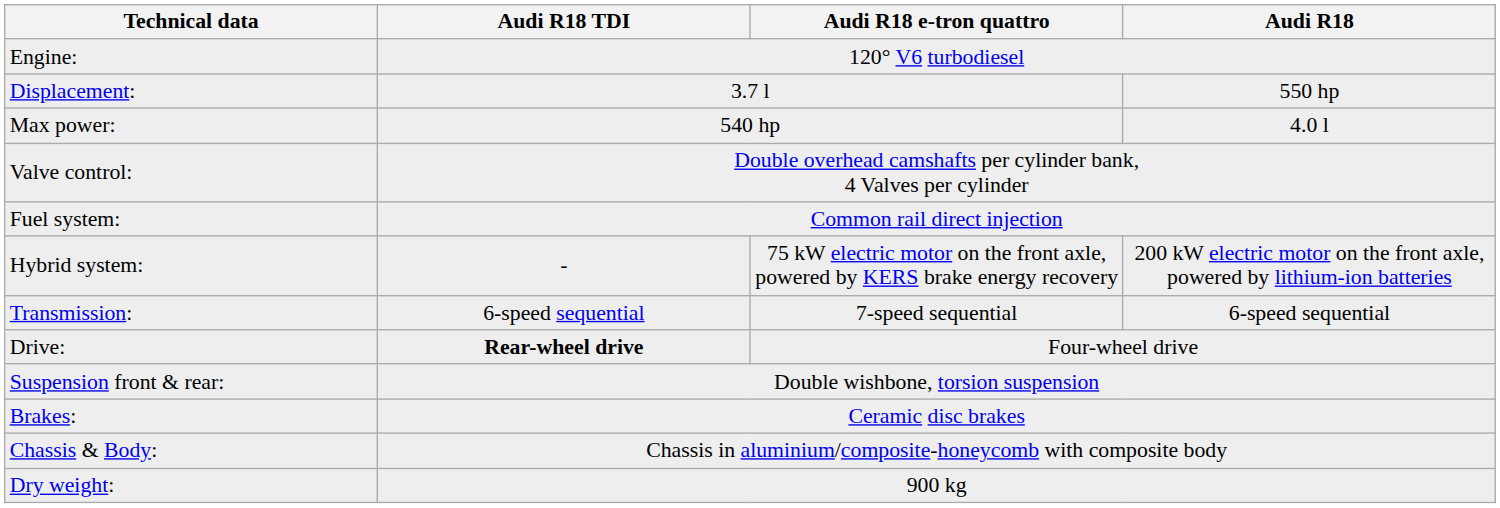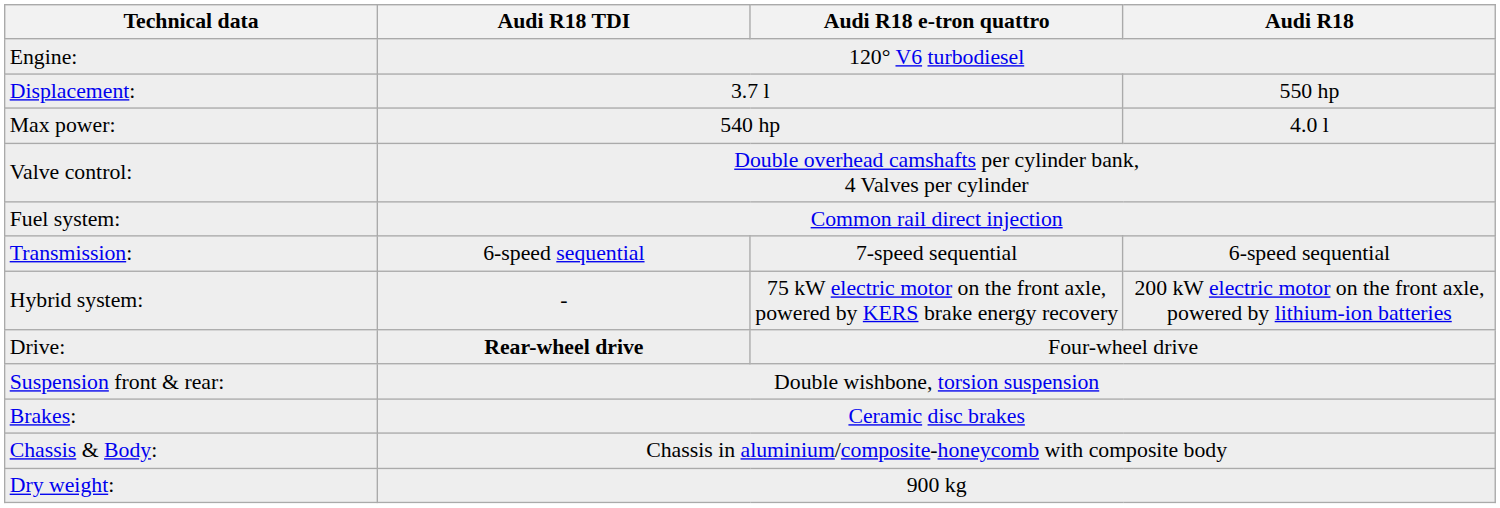rows swapped: (79, 265) <-> (74, 312)
